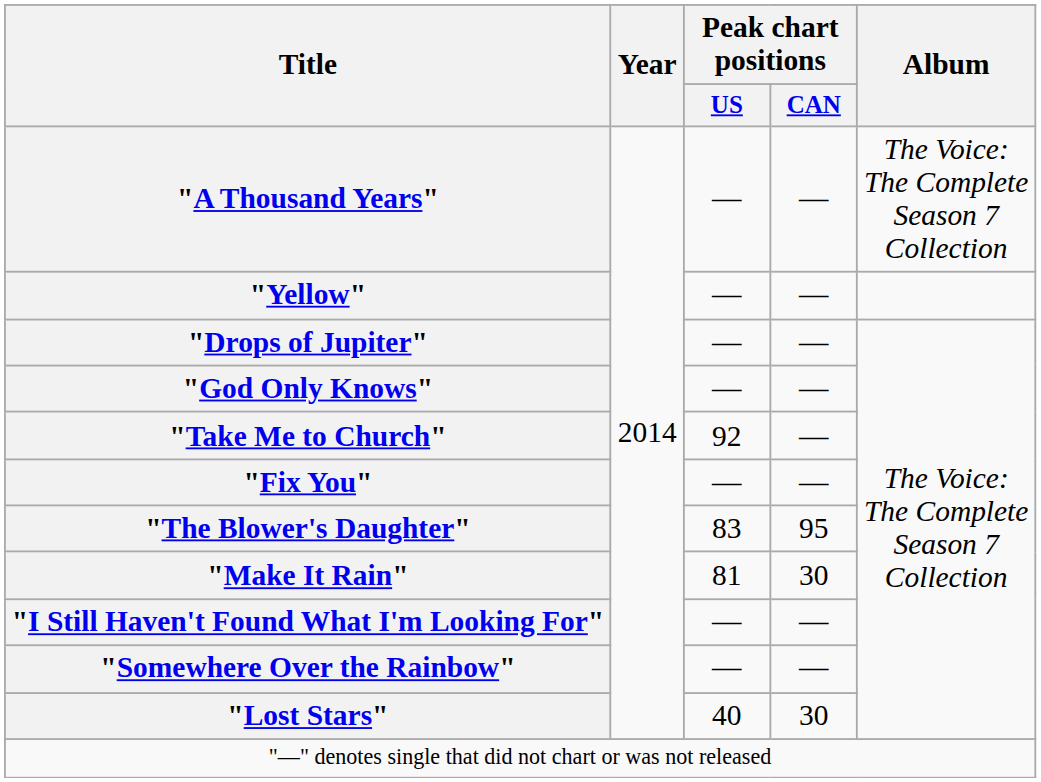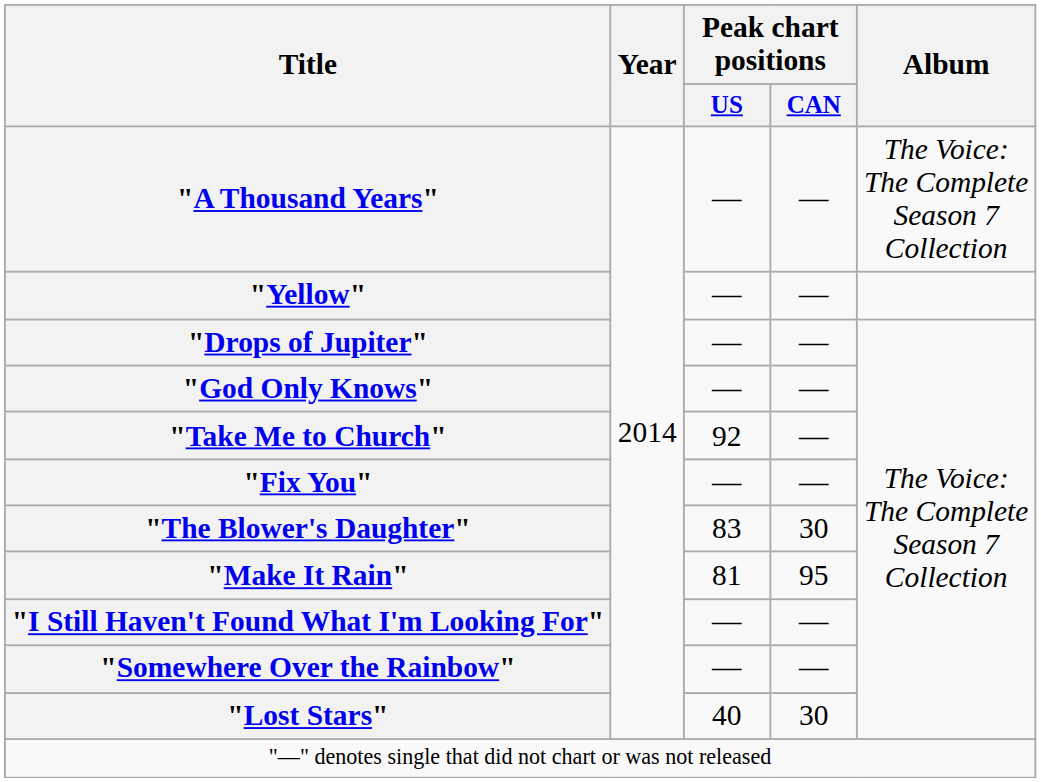(814, 528) 95 -> (814, 528) 30
(814, 575) 30 -> (814, 575) 95
